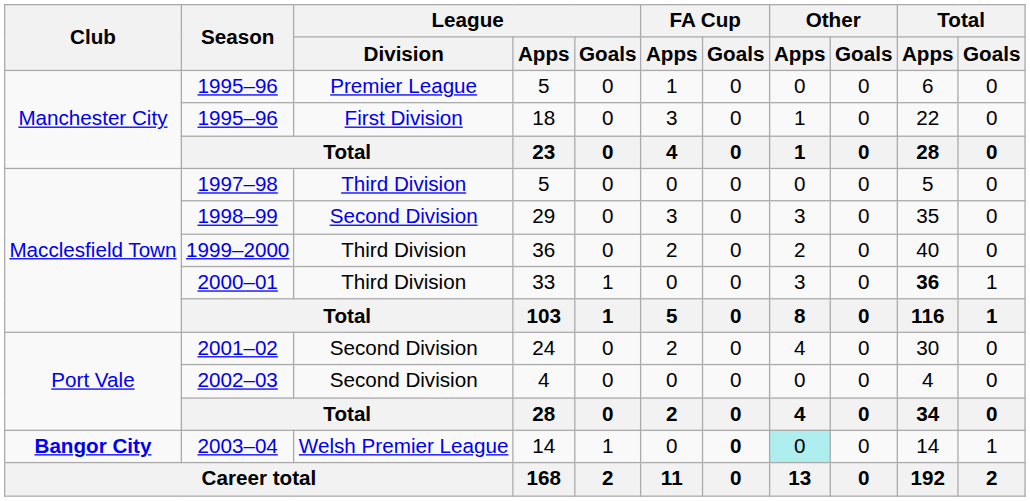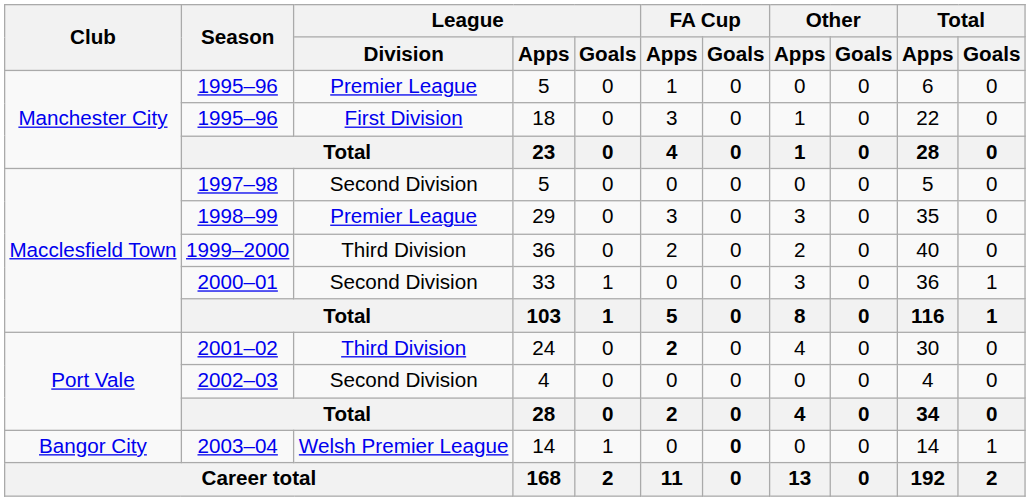(404, 184) Third Division -> (404, 184) Second Division
(404, 217) Second Division -> (404, 217) Premier League
(404, 282) Third Division -> (404, 282) Second Division
(928, 282) bold -> (928, 282) normal
(404, 348) Second Division -> (404, 348) Third Division
(672, 348) normal -> (672, 348) bold
(93, 446) bold -> (93, 446) normal
(800, 446) paleturquoise background -> (800, 446) no background
